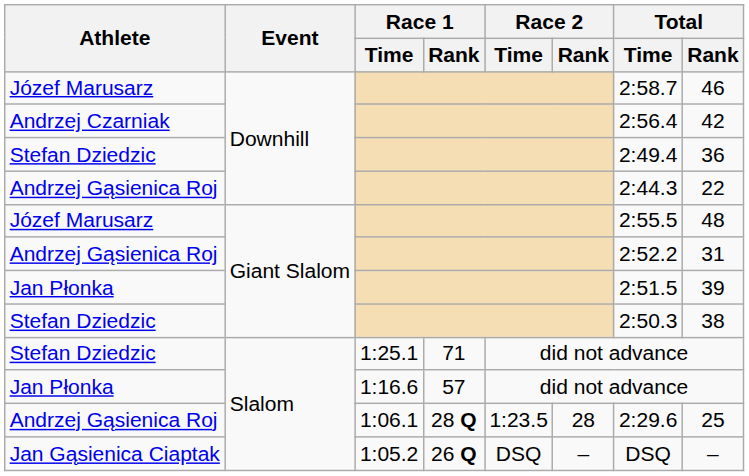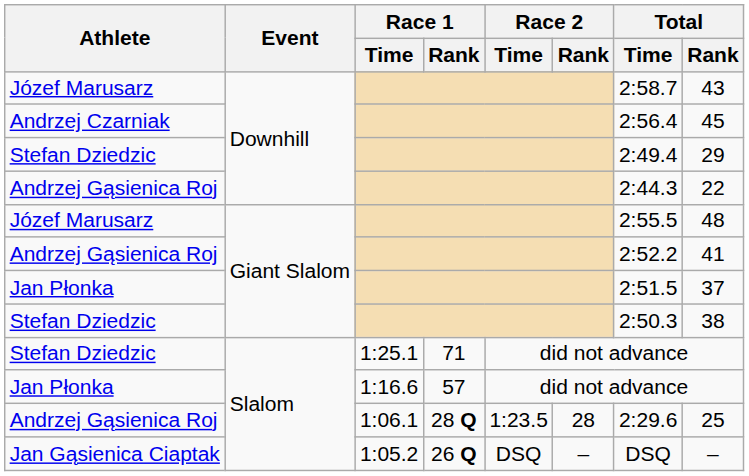(713, 88) 46 -> (713, 88) 43
(713, 121) 42 -> (713, 121) 45
(713, 155) 36 -> (713, 155) 29
(713, 254) 31 -> (713, 254) 41
(713, 287) 39 -> (713, 287) 37
